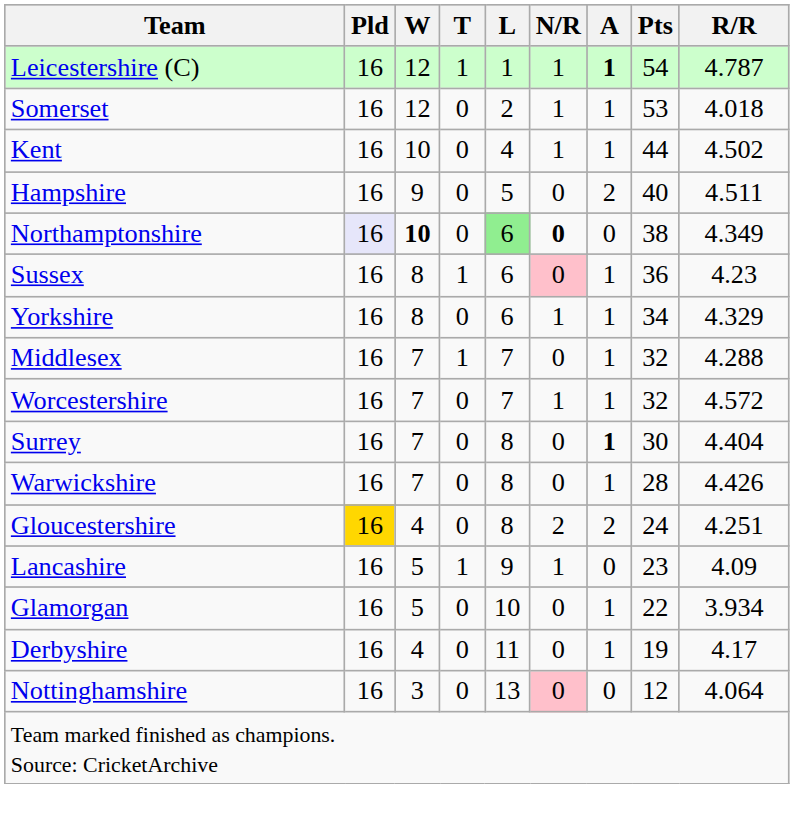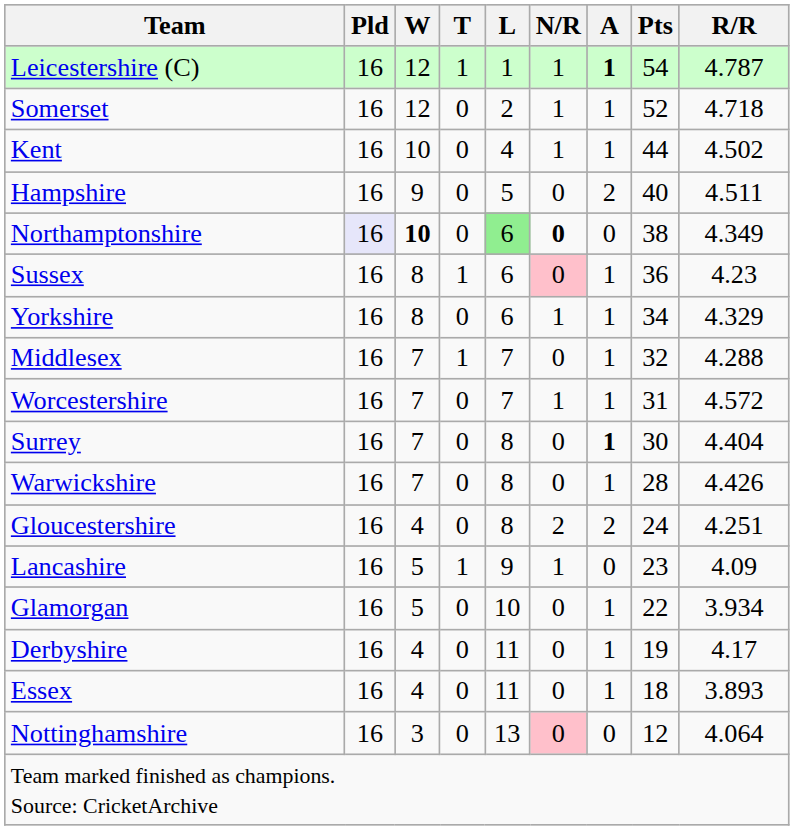(655, 108) 53 -> (655, 108) 52
(734, 108) 4.018 -> (734, 108) 4.718
(655, 399) 32 -> (655, 399) 31
(370, 524) gold background -> (370, 524) no background
+ row: (41, 691)
